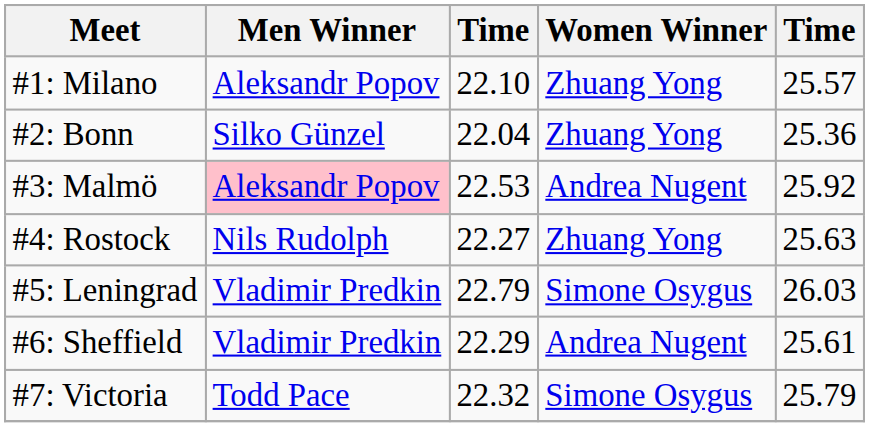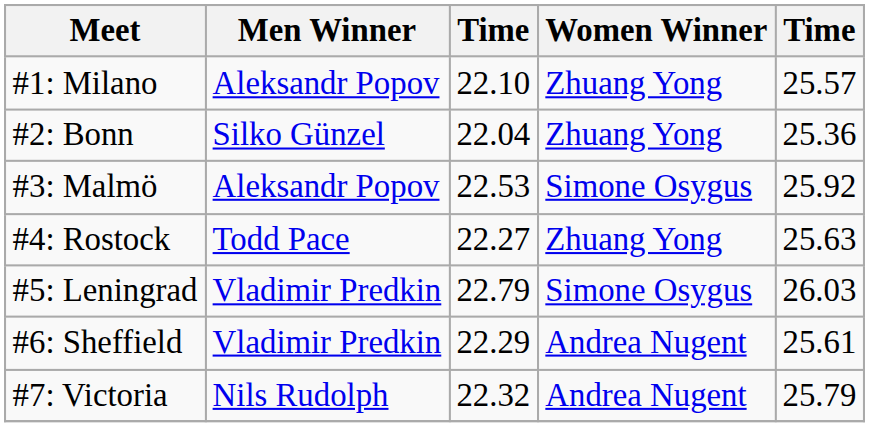(326, 186) pink background -> (326, 186) no background
(646, 186) Andrea Nugent -> (649, 186) Simone Osygus
(301, 238) Nils Rudolph -> (281, 238) Todd Pace
(281, 394) Todd Pace -> (301, 394) Nils Rudolph
(649, 394) Simone Osygus -> (646, 394) Andrea Nugent
